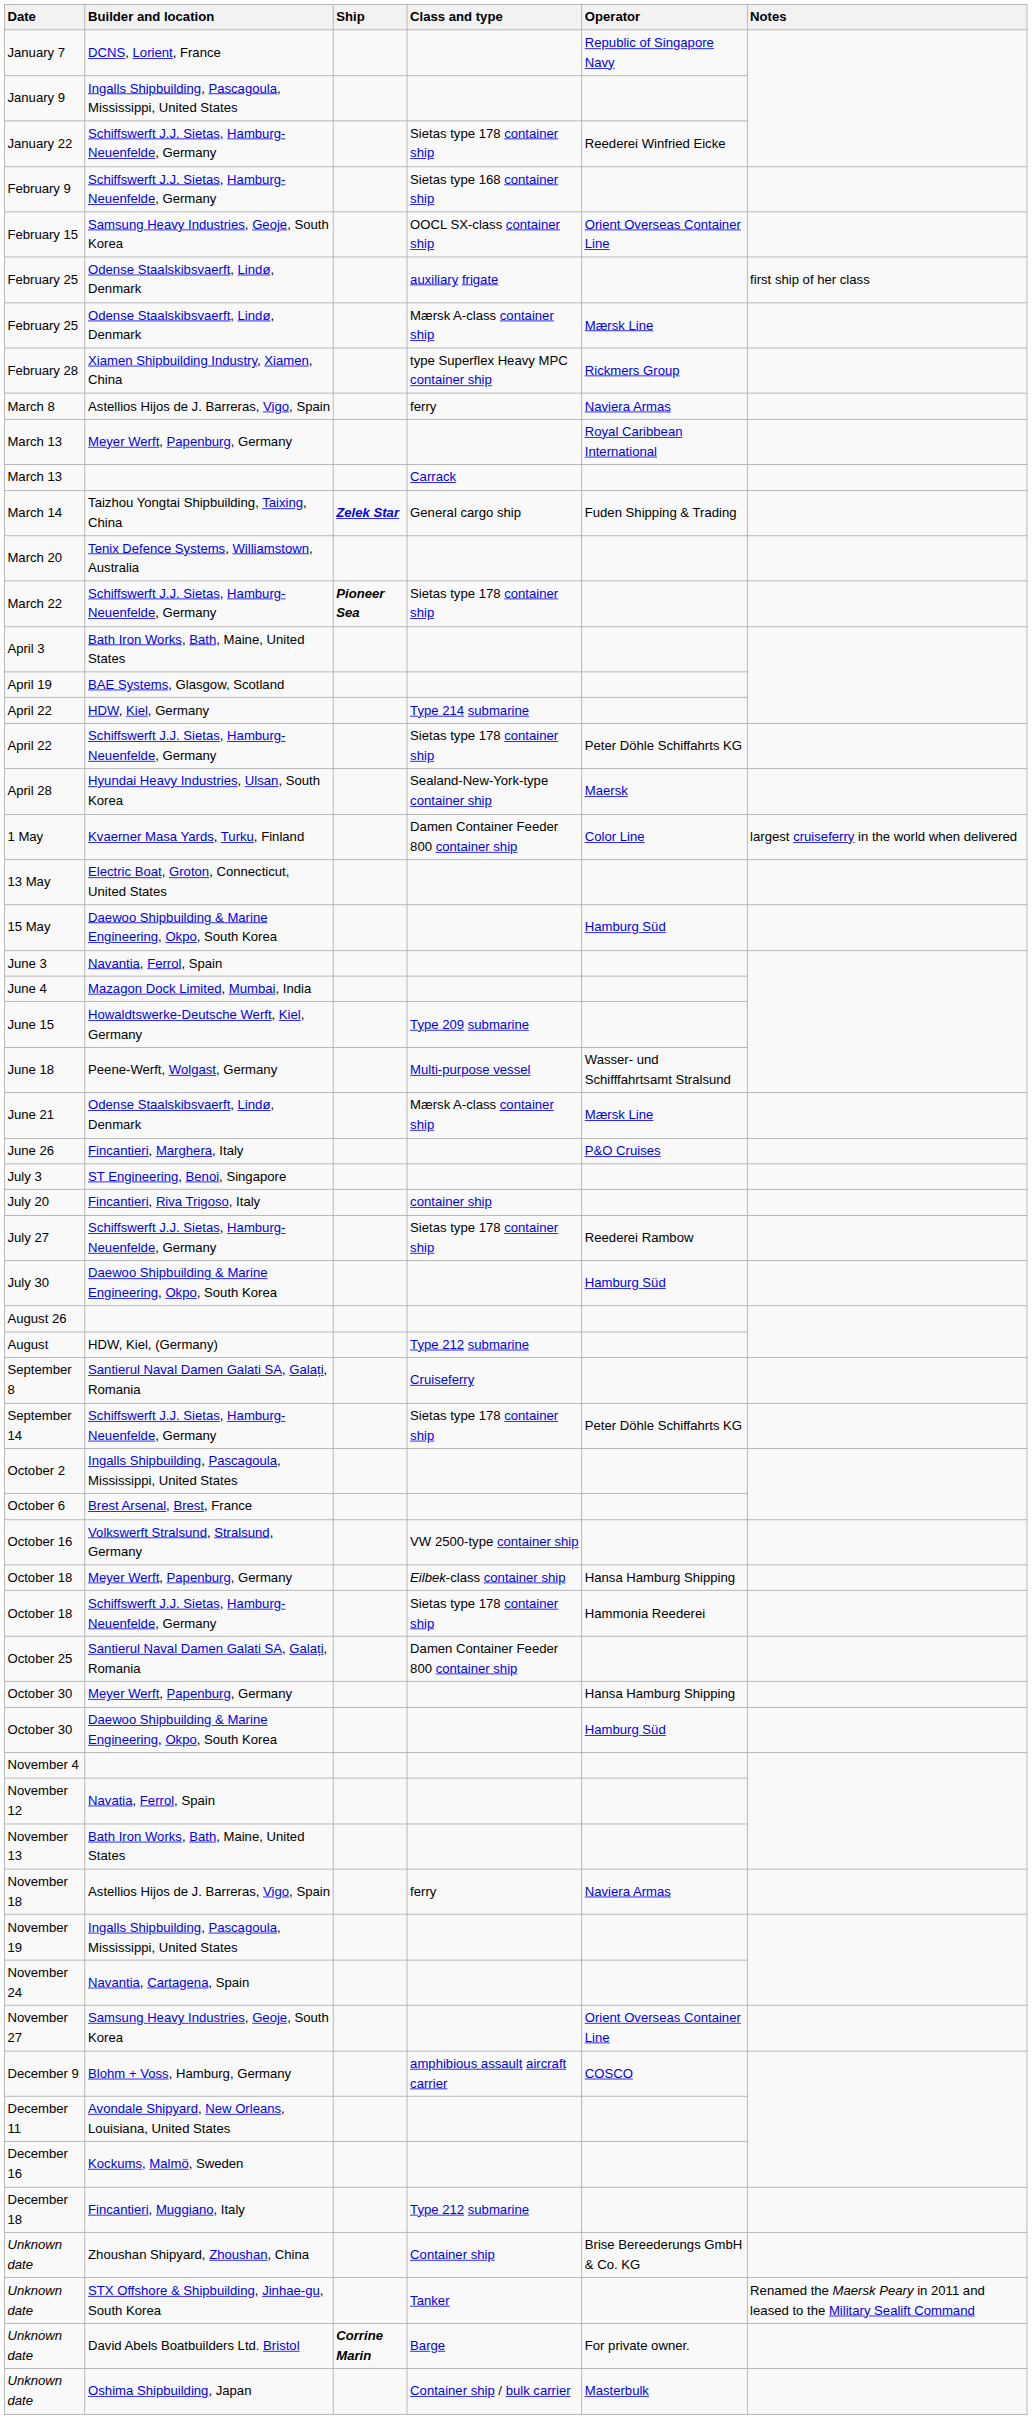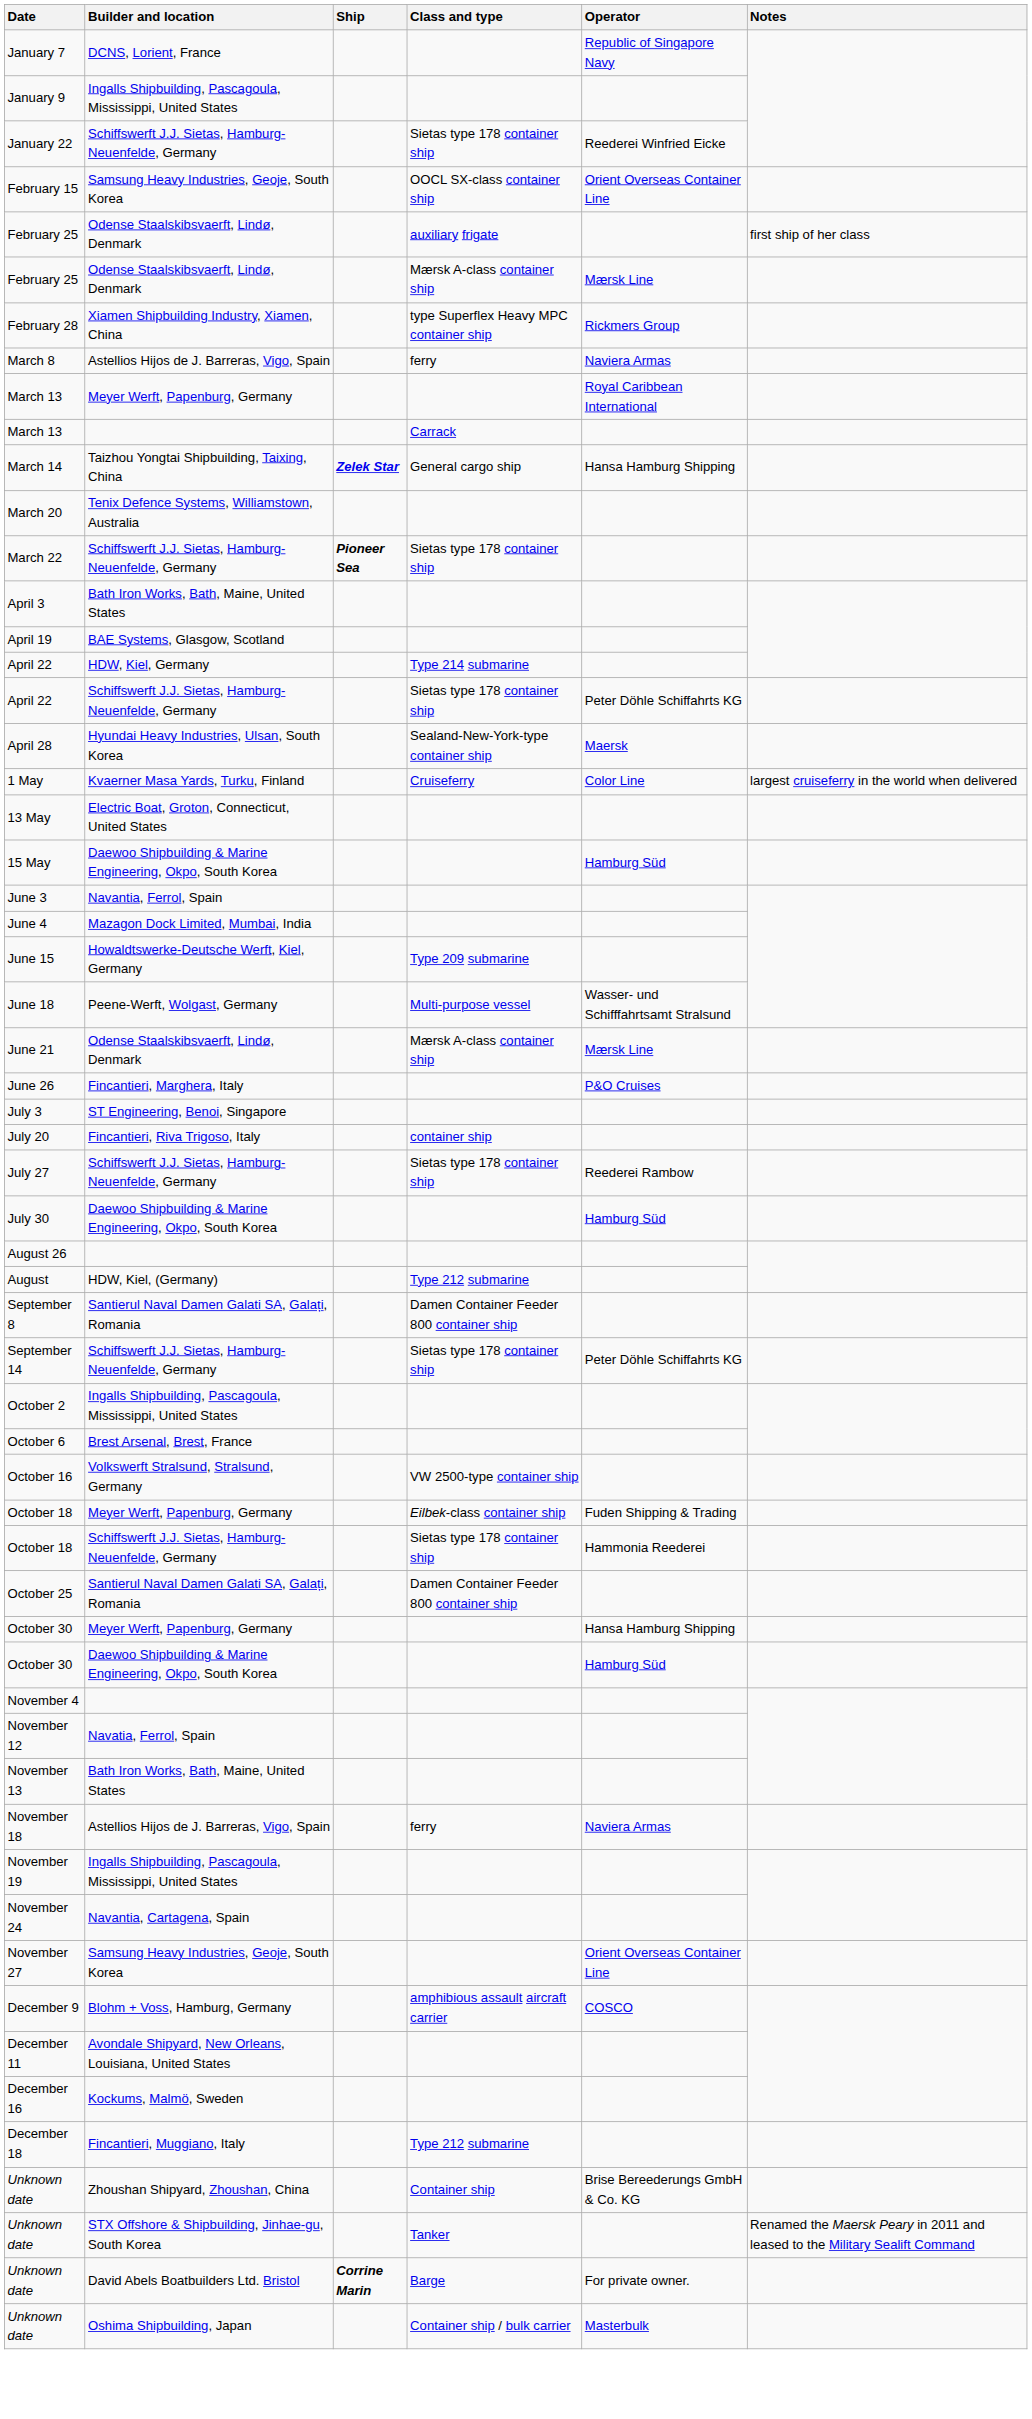- row: (39, 189)
(661, 513) Fuden Shipping & Trading -> (660, 467) Hansa Hamburg Shipping
(484, 836) Damen Container Feeder 800 container ship -> (442, 781) Cruiseferry
(442, 1380) Cruiseferry -> (484, 1315) Damen Container Feeder 800 container ship
(660, 1577) Hansa Hamburg Shipping -> (661, 1512) Fuden Shipping & Trading
